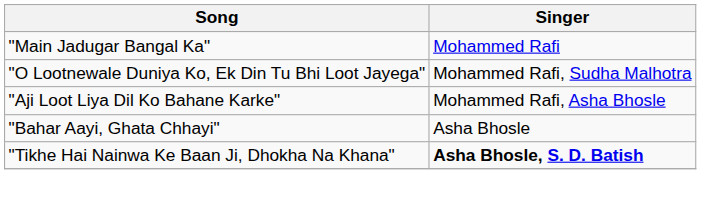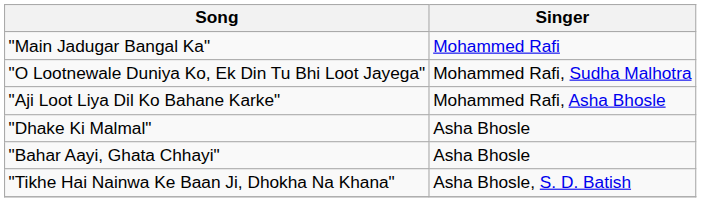+ row: (80, 127)
(538, 155) bold -> (532, 182) normal
